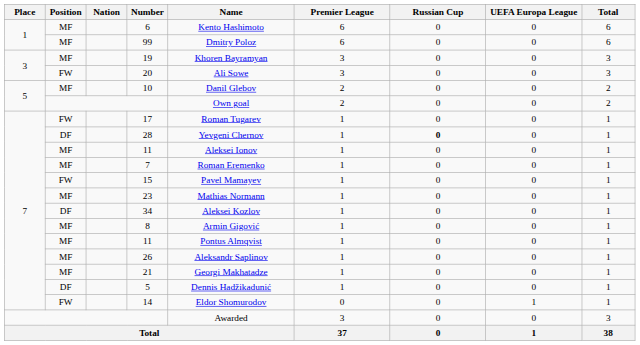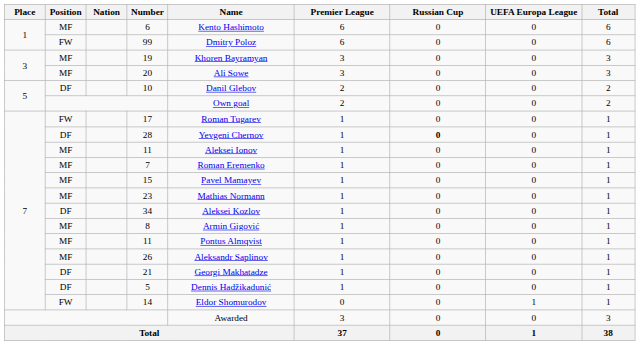(66, 42) MF -> (66, 42) FW
(66, 73) FW -> (66, 73) MF
(66, 88) MF -> (66, 88) DF
(66, 180) FW -> (66, 180) MF
(66, 272) MF -> (66, 272) DF
